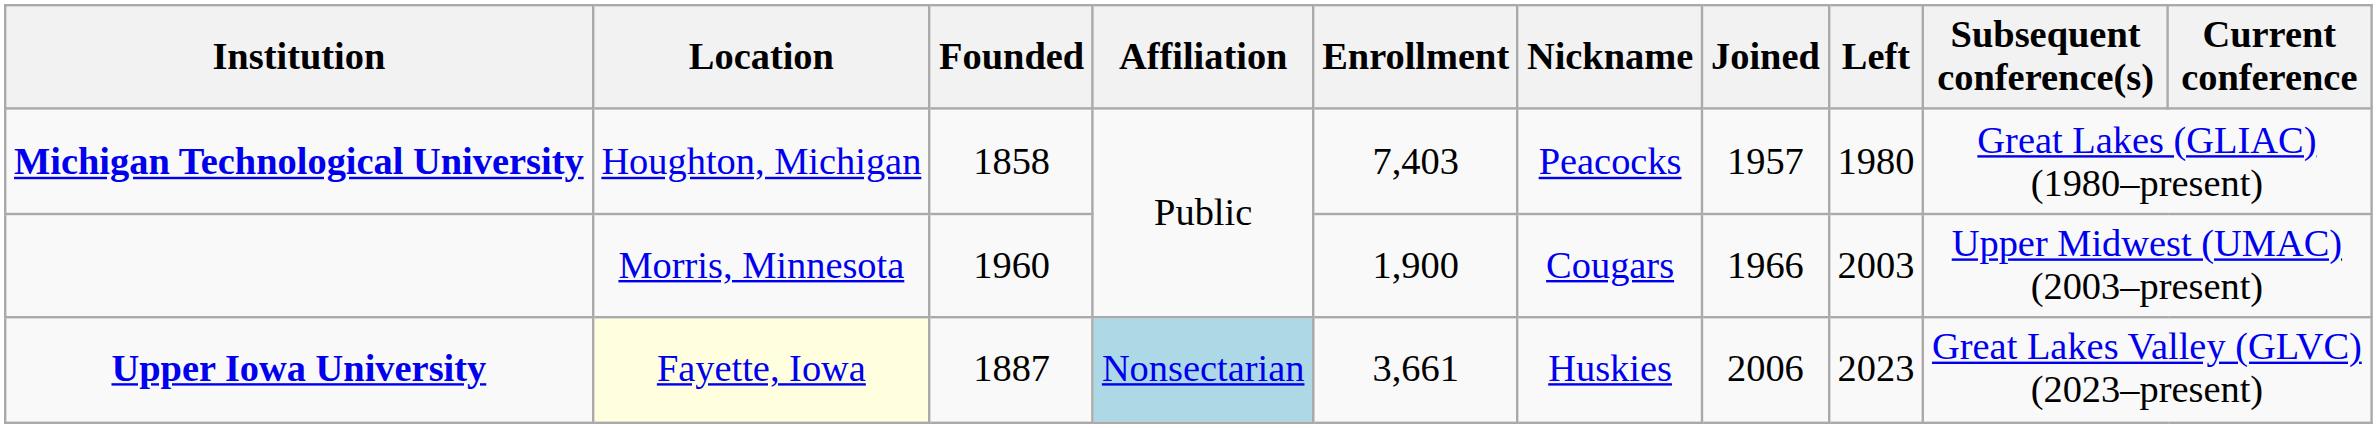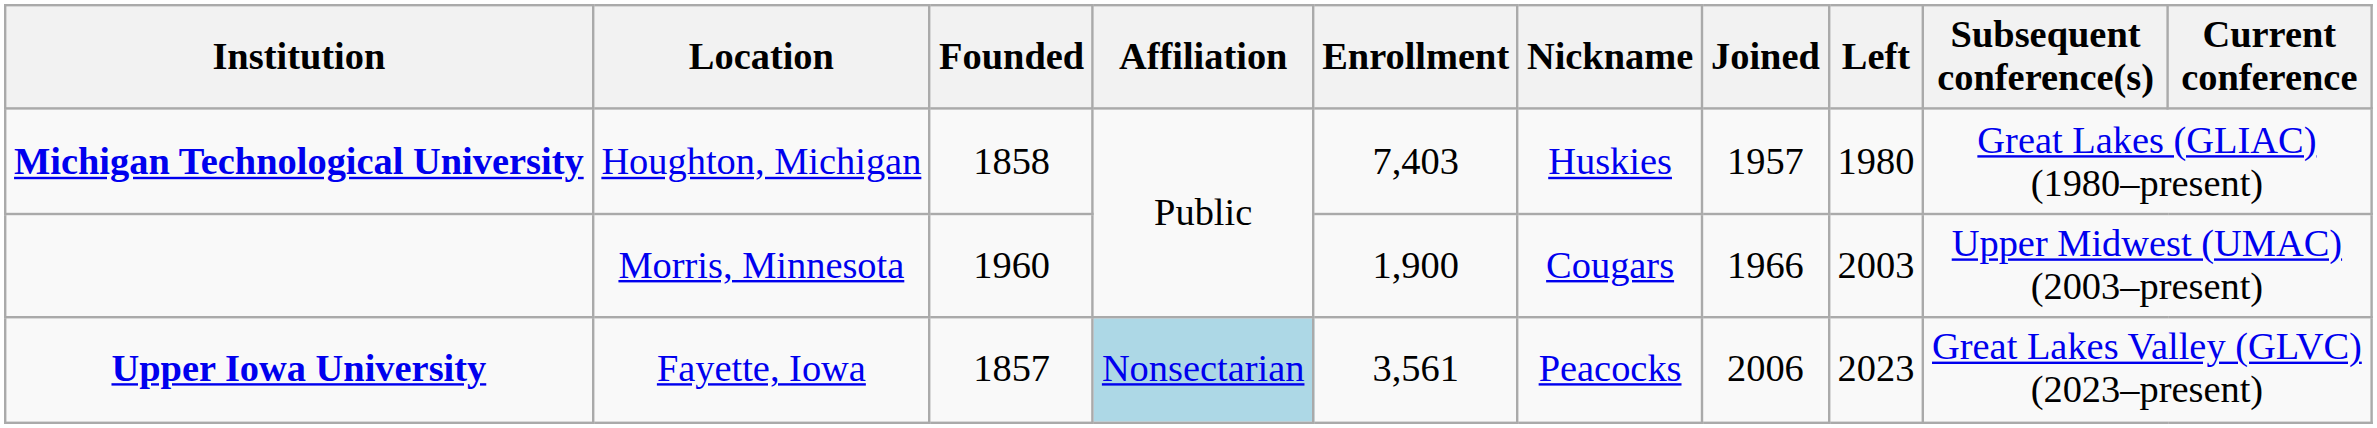(1610, 160) Peacocks -> (1610, 160) Huskies
(761, 368) lightyellow background -> (761, 368) no background
(1012, 368) 1887 -> (1012, 368) 1857
(1416, 368) 3,661 -> (1416, 368) 3,561
(1610, 368) Huskies -> (1610, 368) Peacocks
